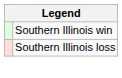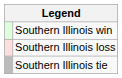+ row: (61, 65)
